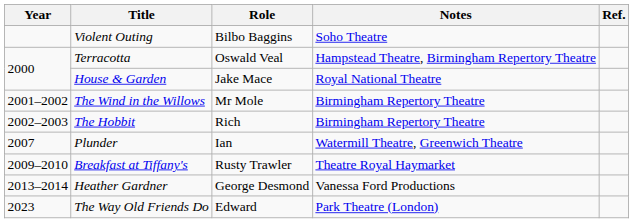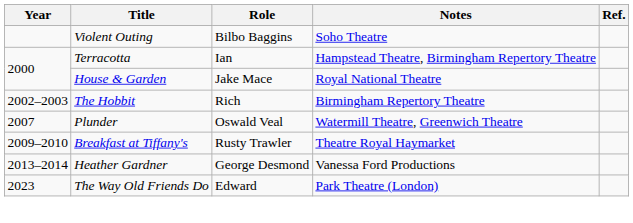(249, 57) Oswald Veal -> (224, 57) Ian
- row: (140, 100)
(224, 143) Ian -> (249, 121) Oswald Veal
